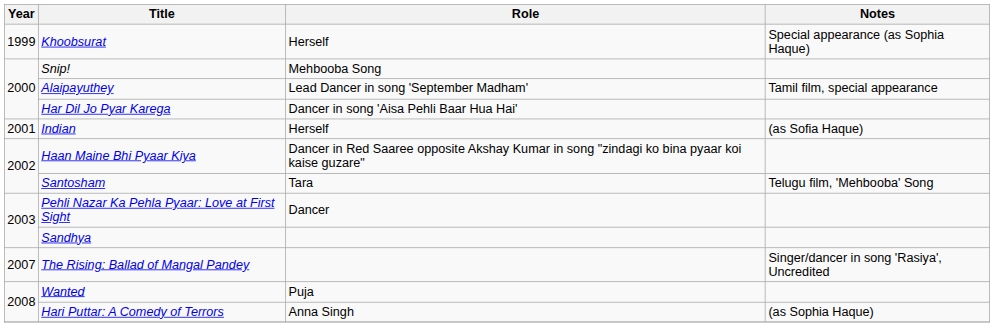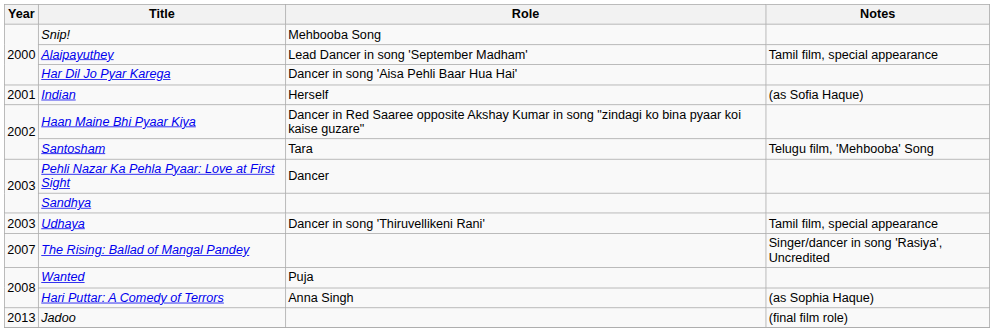- row: (74, 41)
+ row: (63, 223)
+ row: (58, 317)
